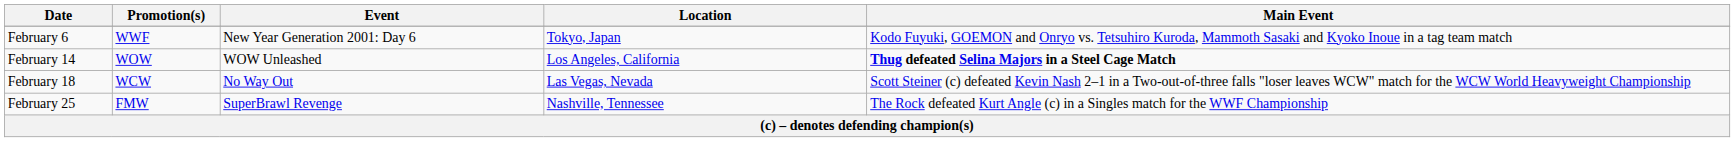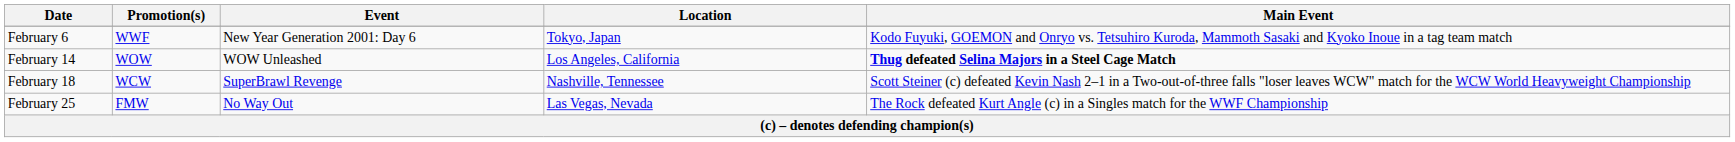(258, 81) No Way Out -> (283, 81) SuperBrawl Revenge
(600, 81) Las Vegas, Nevada -> (605, 81) Nashville, Tennessee
(283, 103) SuperBrawl Revenge -> (258, 103) No Way Out
(605, 103) Nashville, Tennessee -> (600, 103) Las Vegas, Nevada
